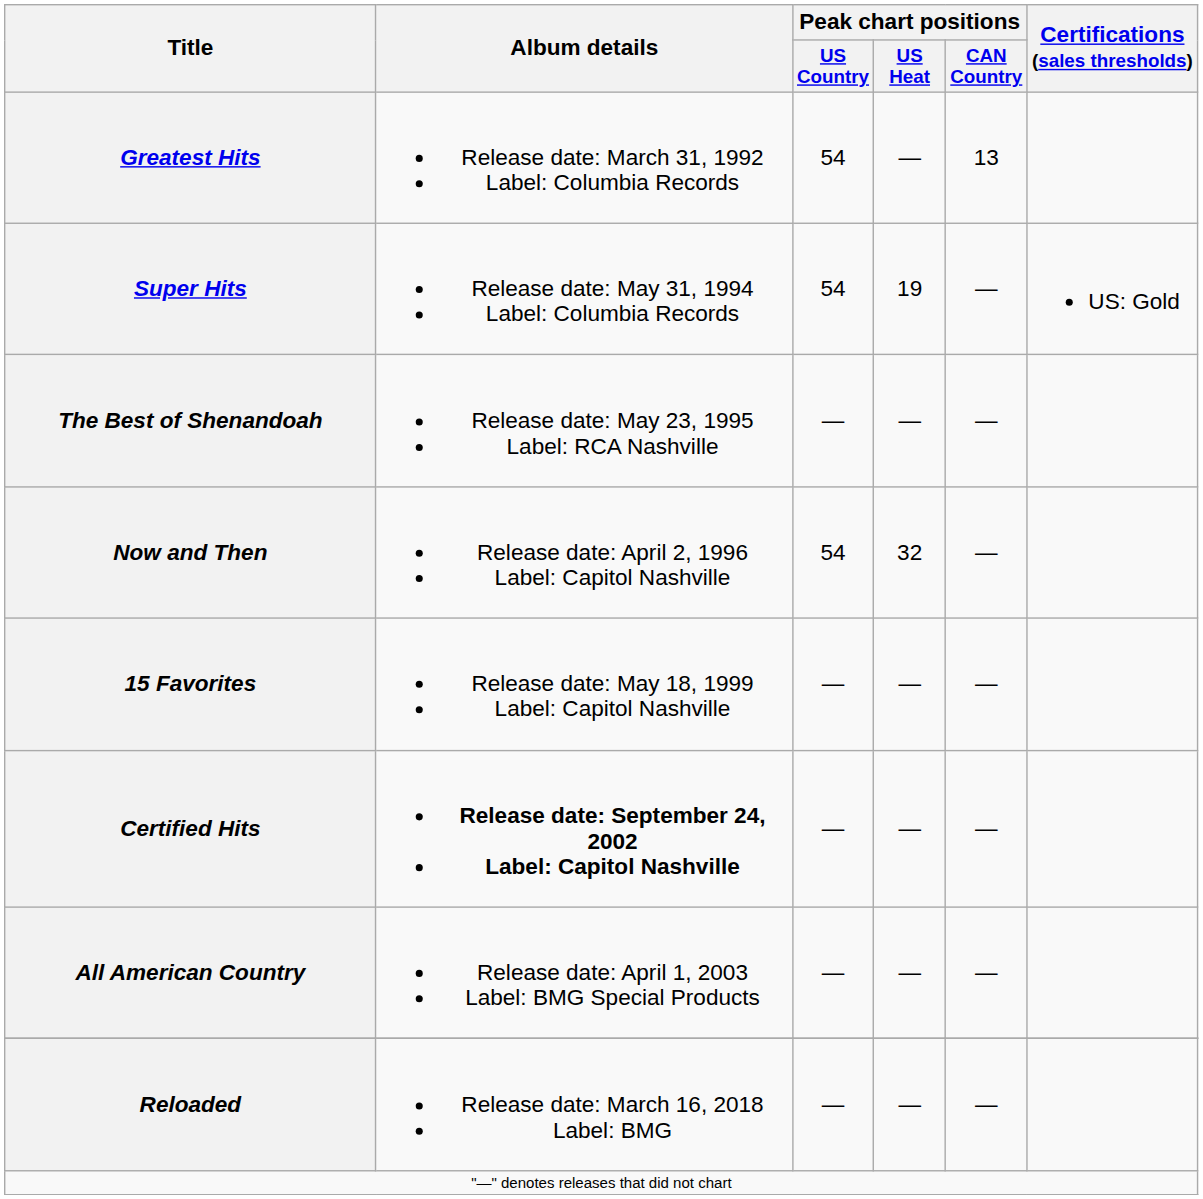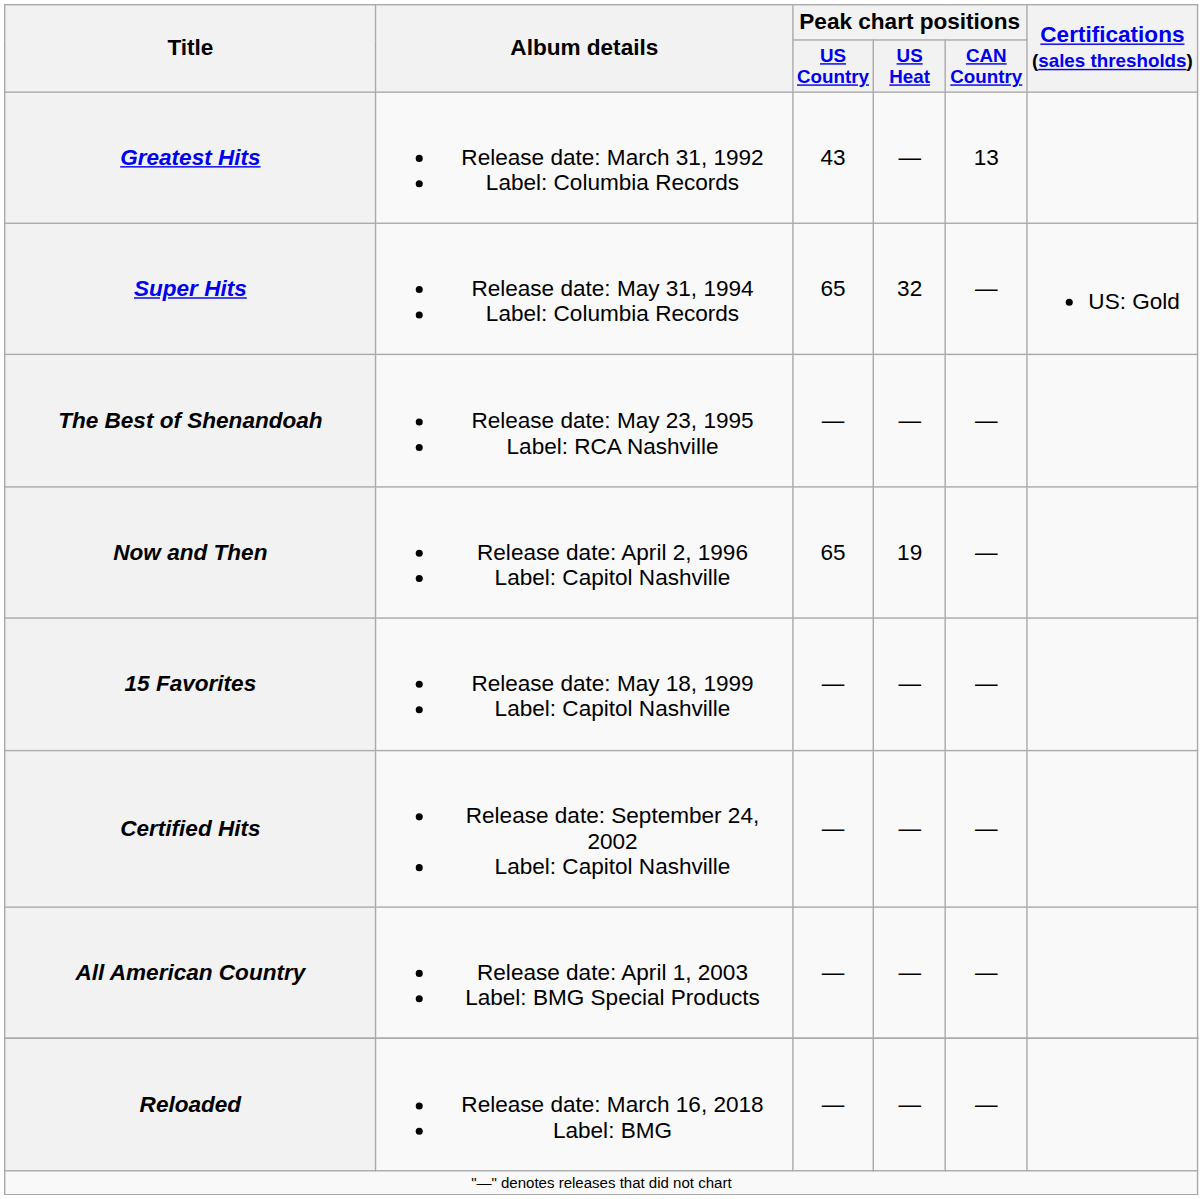(833, 157) 54 -> (833, 157) 43
(833, 288) 54 -> (833, 288) 65
(910, 288) 19 -> (910, 288) 32
(833, 552) 54 -> (833, 552) 65
(910, 552) 32 -> (910, 552) 19
(584, 841) bold -> (584, 841) normal
